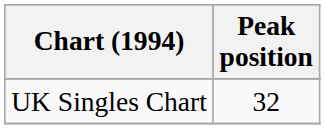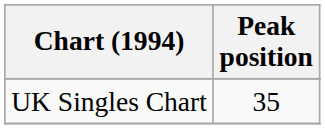(266, 100) 32 -> (266, 100) 35
